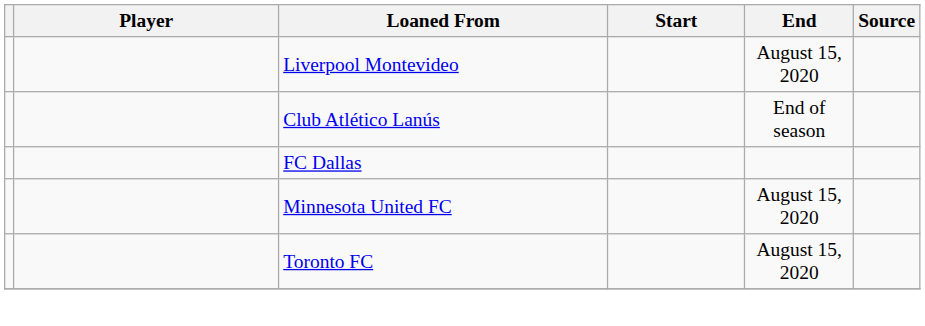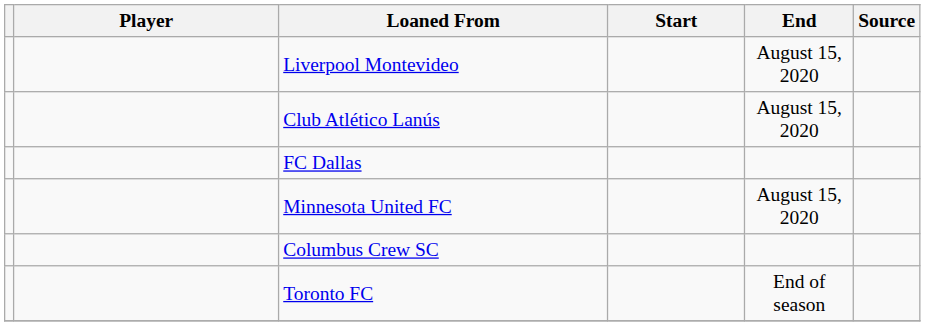(799, 119) End of season -> (799, 119) August 15, 2020
+ row: (361, 250)
(799, 261) August 15, 2020 -> (799, 293) End of season
